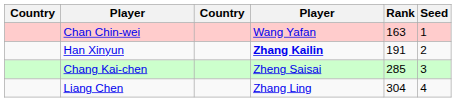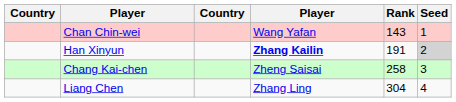(396, 32) 163 -> (396, 32) 143
(423, 50) no background -> (423, 50) lightgrey background
(396, 69) 285 -> (396, 69) 258
